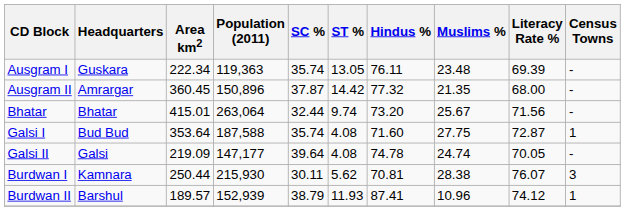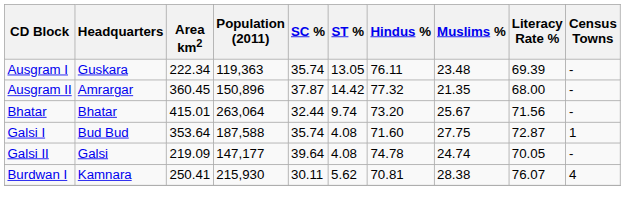(190, 174) 250.44 -> (190, 174) 250.41
(573, 174) 3 -> (573, 174) 4
- row: (39, 195)
